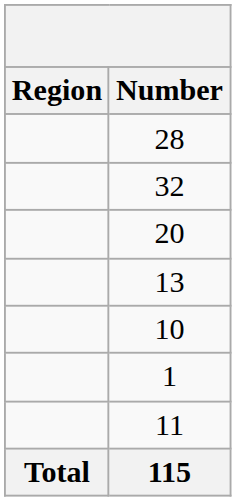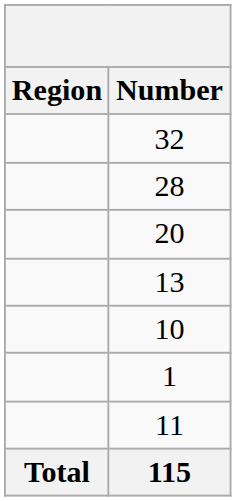rows swapped: (169, 138) <-> (169, 185)
